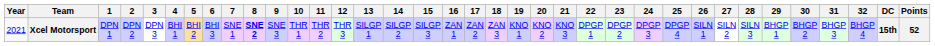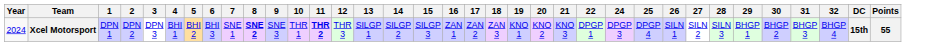- column: (619, 11)
(16, 29) 2021 -> (16, 29) 2024
(321, 29) normal -> (321, 29) bold
(914, 29) 52 -> (886, 29) 55
